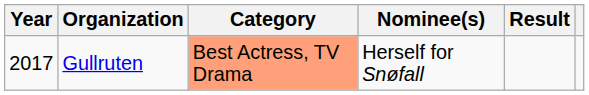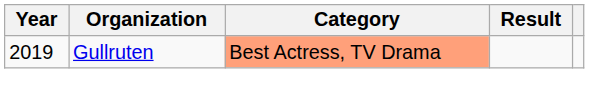- column: (431, 20)
(31, 62) 2017 -> (31, 51) 2019
